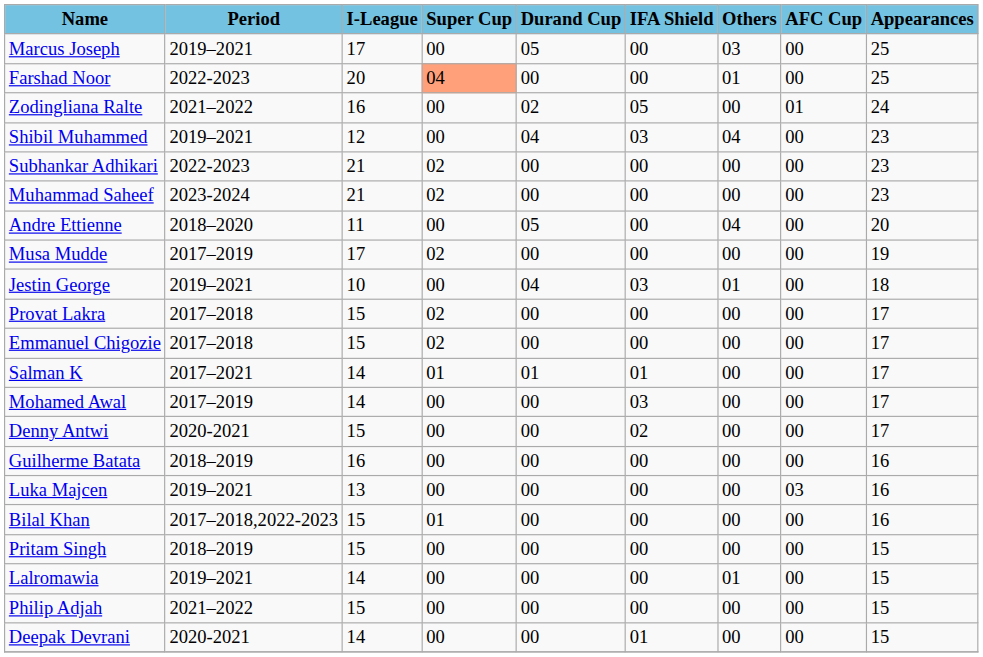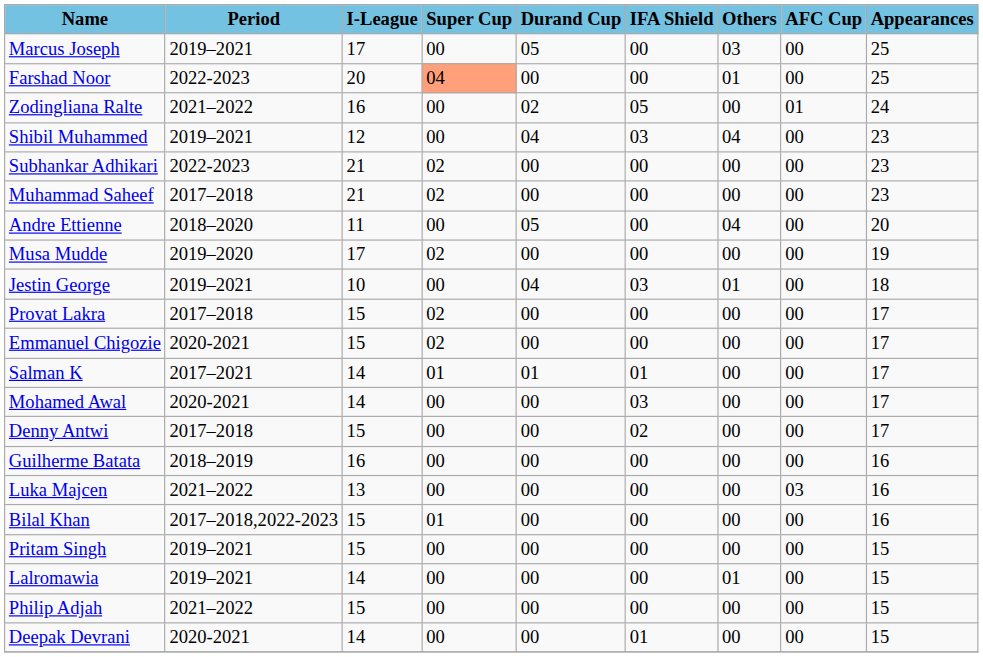(210, 195) 2023-2024 -> (211, 195) 2017–2018
(211, 254) 2017–2019 -> (211, 254) 2019–2020
(211, 343) 2017–2018 -> (210, 343) 2020-2021
(211, 401) 2017–2019 -> (210, 401) 2020-2021
(210, 431) 2020-2021 -> (211, 431) 2017–2018
(211, 490) 2019–2021 -> (211, 490) 2021–2022
(211, 549) 2018–2019 -> (211, 549) 2019–2021
